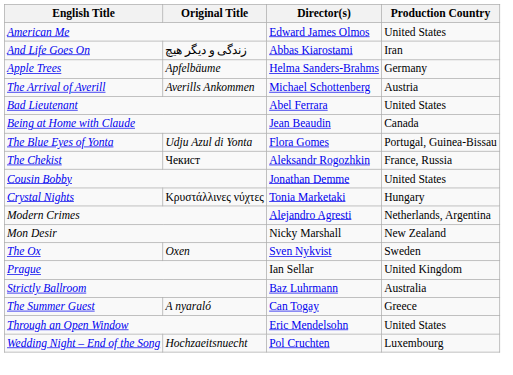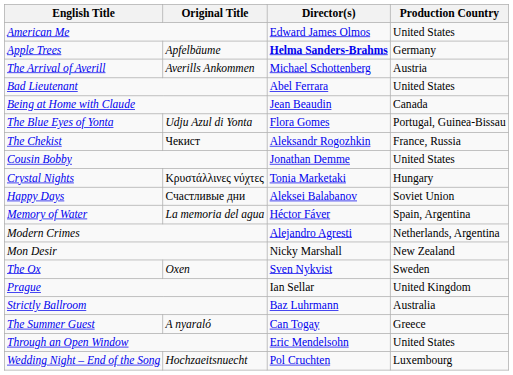- row: (48, 50)
(324, 69) normal -> (329, 50) bold
+ row: (36, 196)
+ row: (47, 214)
